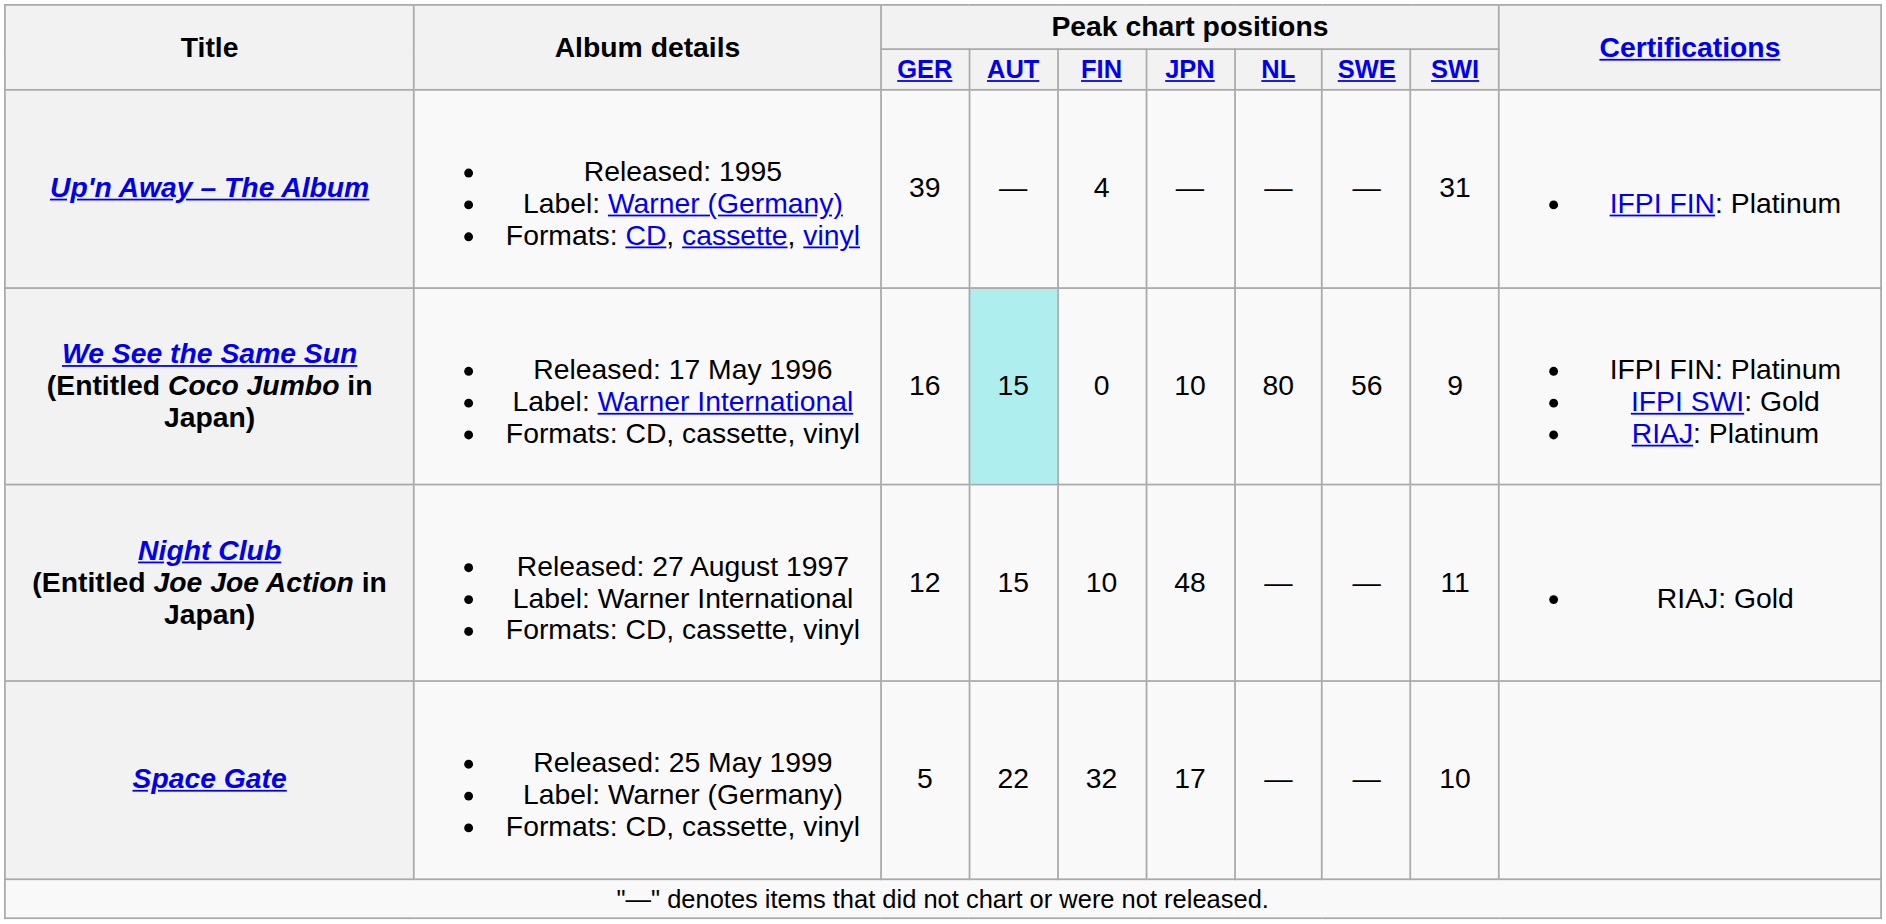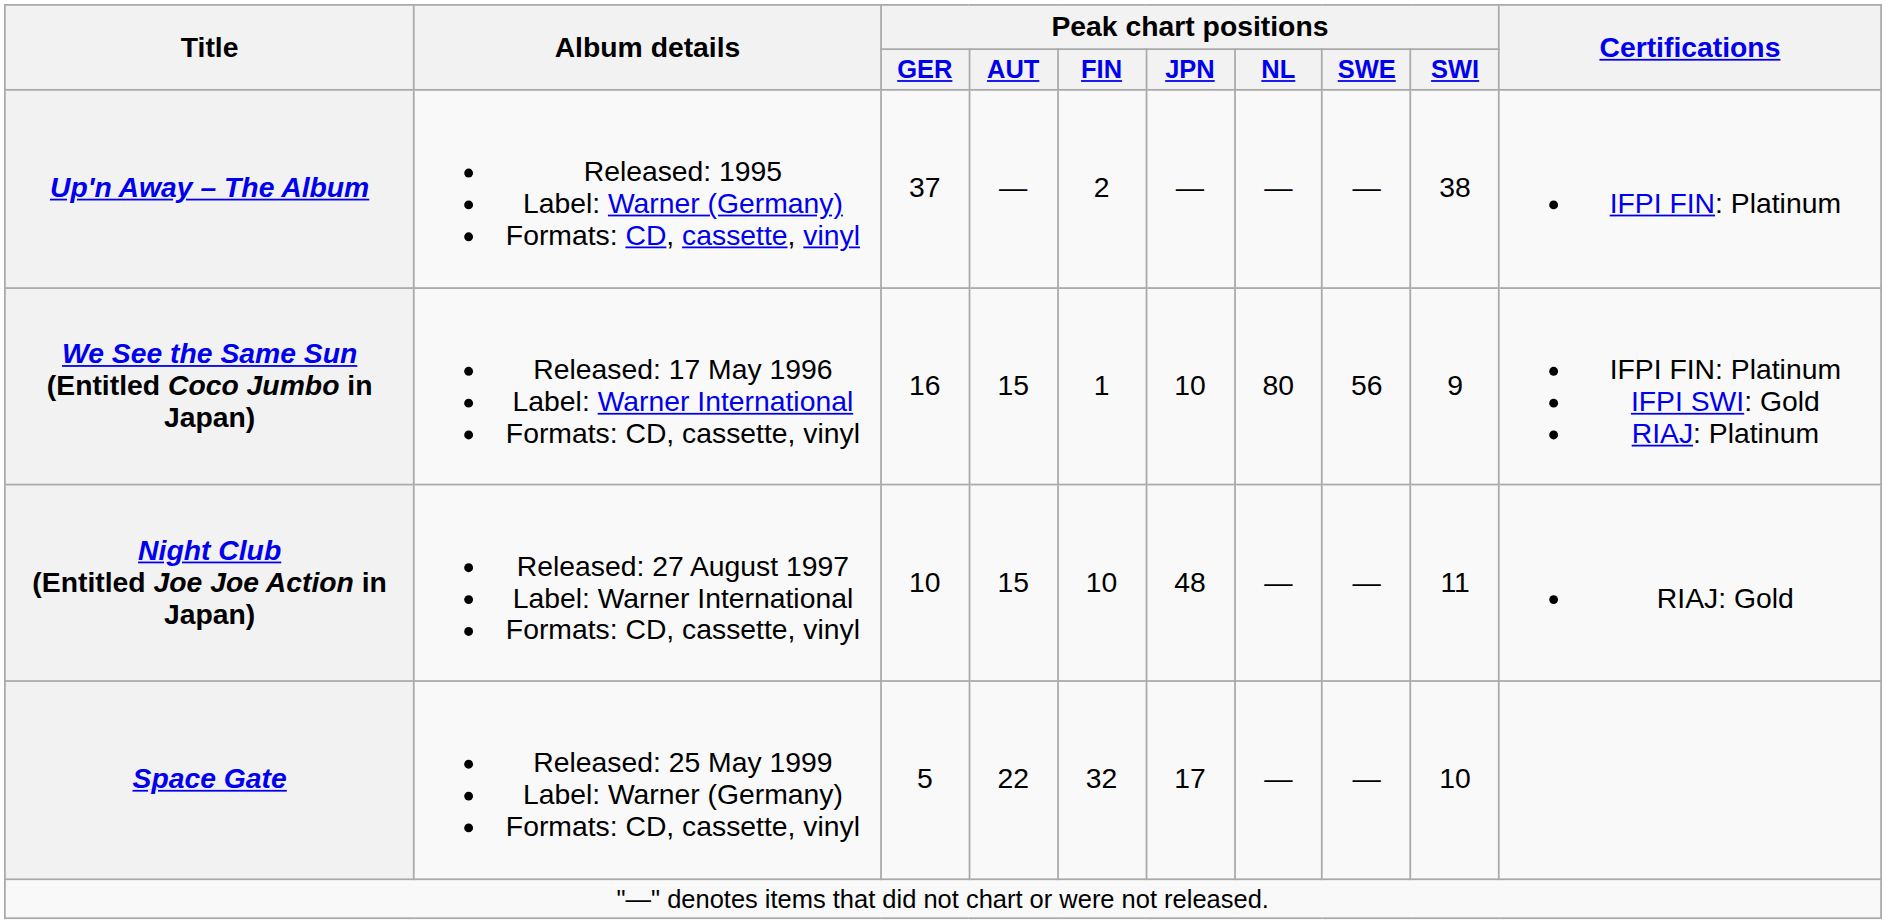(925, 188) 39 -> (925, 188) 37
(1102, 188) 4 -> (1102, 188) 2
(1455, 188) 31 -> (1455, 188) 38
(1013, 385) paleturquoise background -> (1013, 385) no background
(1102, 385) 0 -> (1102, 385) 1
(925, 582) 12 -> (925, 582) 10
